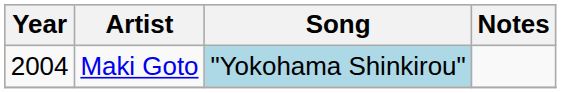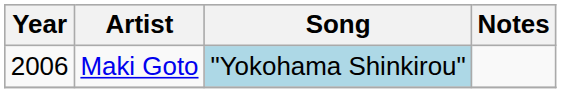(40, 66) 2004 -> (40, 66) 2006
